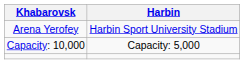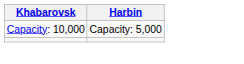- row: (46, 29)
